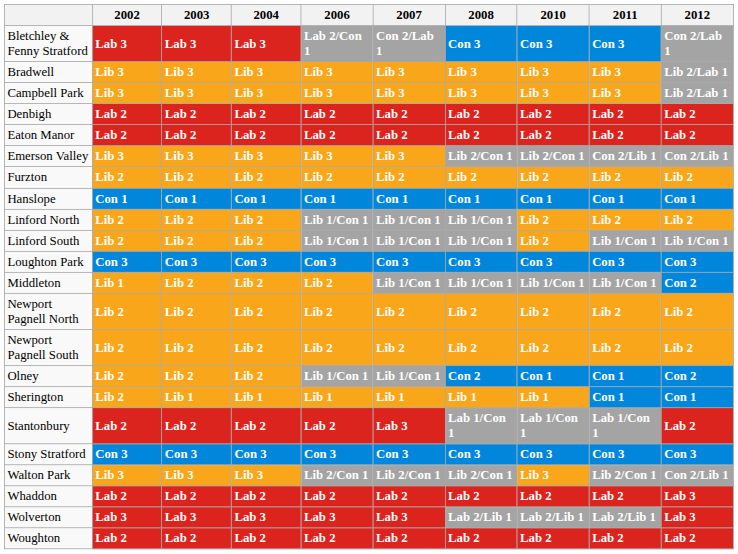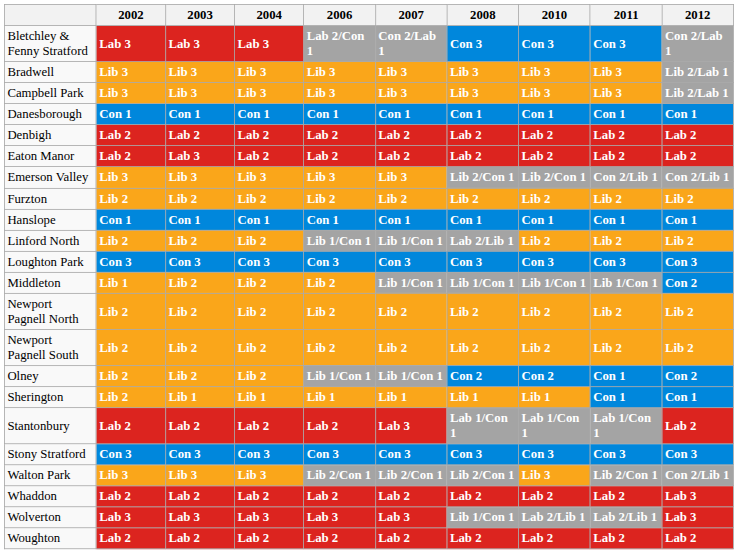+ row: (45, 114)
(181, 135) Lab 2 -> (184, 156) Lab 3
(480, 219) Lib 1/Con 1 -> (482, 240) Lab 2/Lib 1
- row: (43, 240)
(536, 376) Con 1 -> (538, 376) Con 2
(480, 517) Lab 2/Lib 1 -> (482, 517) Lib 1/Con 1
